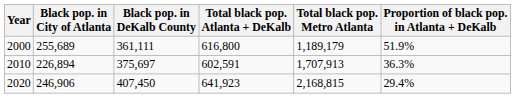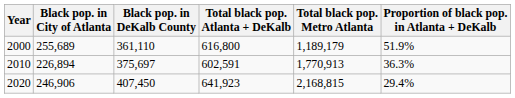(135, 45) 361,111 -> (136, 45) 361,110
(320, 64) 1,707,913 -> (320, 64) 1,770,913
